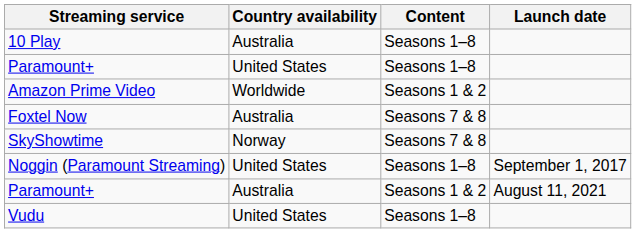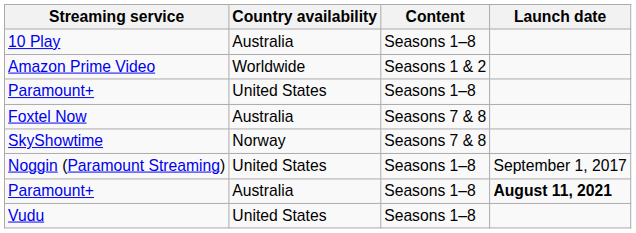rows swapped: (82, 91) <-> (51, 66)
(435, 191) Seasons 1 & 2 -> (430, 191) Seasons 1–8
(550, 191) normal -> (553, 191) bold
